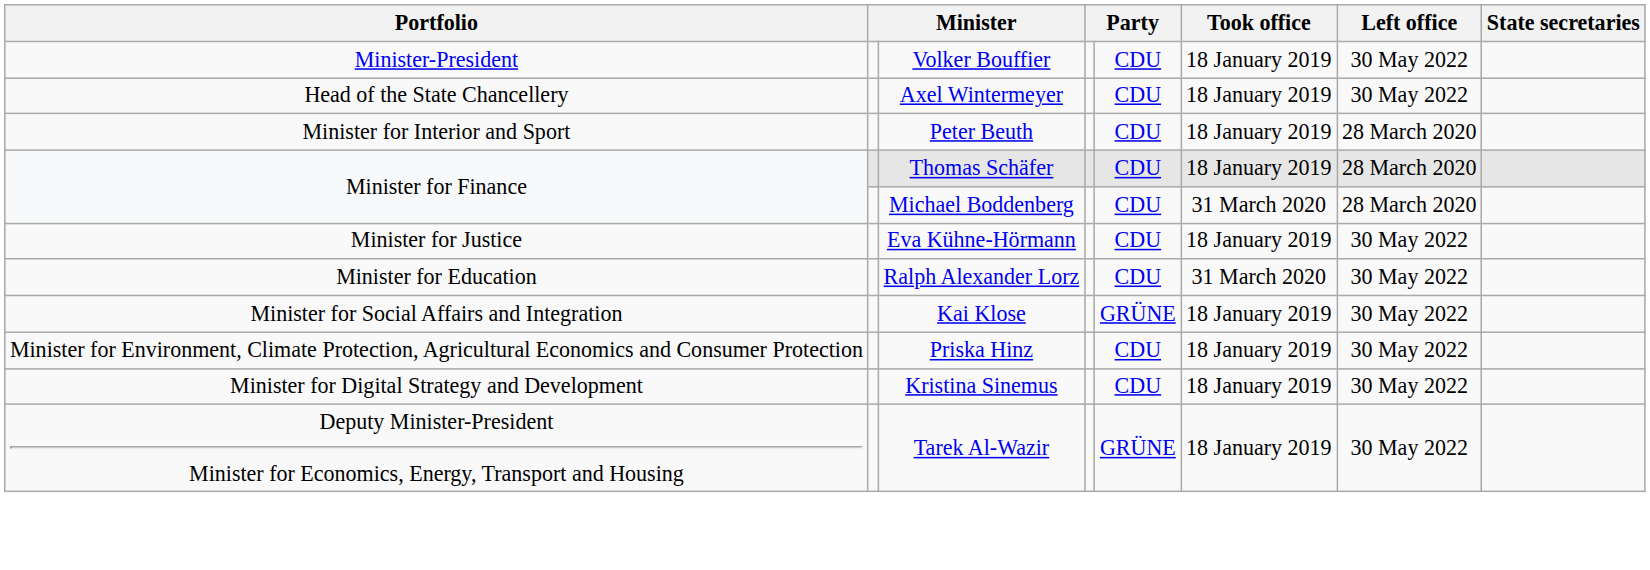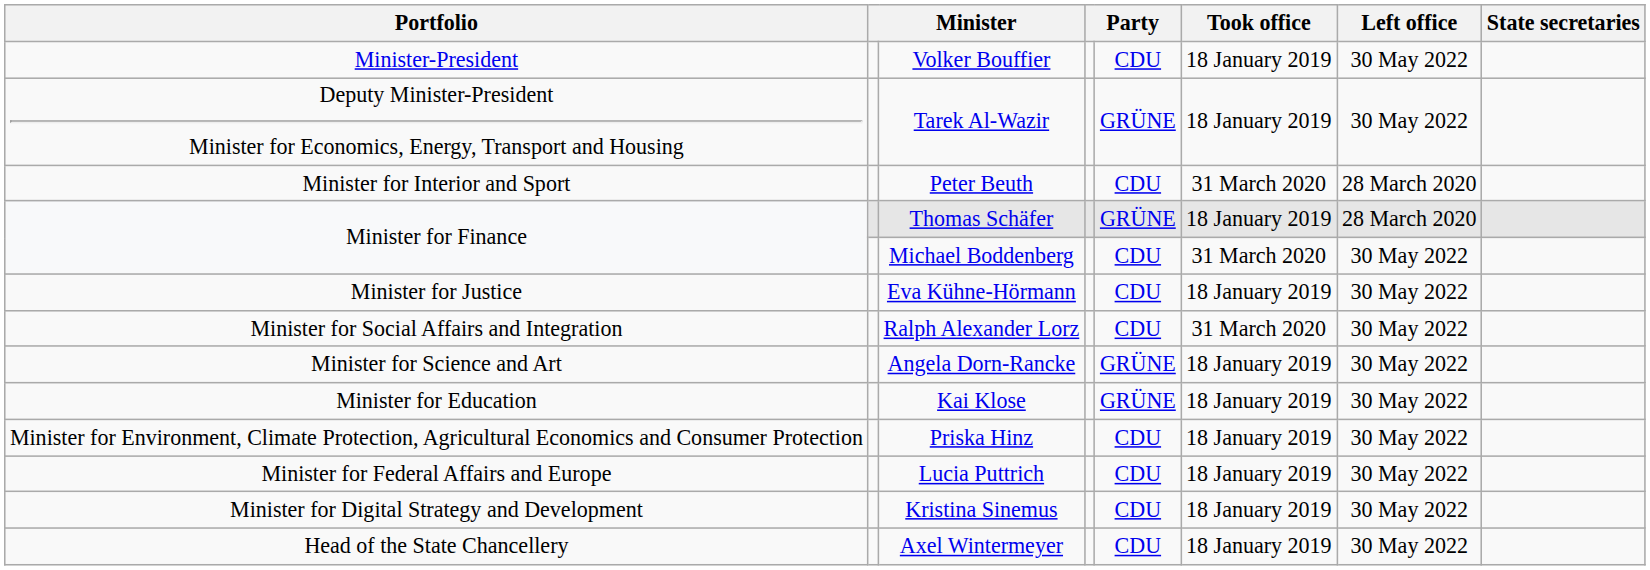rows swapped: (981, 448) <-> (981, 95)
(1259, 132) 18 January 2019 -> (1259, 183) 31 March 2020
(1138, 168) CDU -> (1138, 219) GRÜNE
(1409, 204) 28 March 2020 -> (1409, 255) 30 May 2022
(436, 277) Minister for Education -> (436, 328) Minister for Social Affairs and Integration
+ row: (981, 364)
(436, 313) Minister for Social Affairs and Integration -> (436, 401) Minister for Education
+ row: (981, 473)
